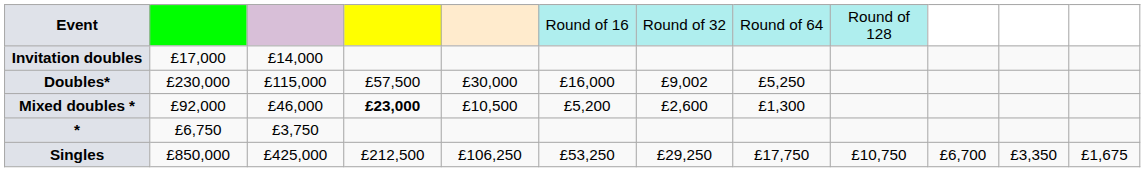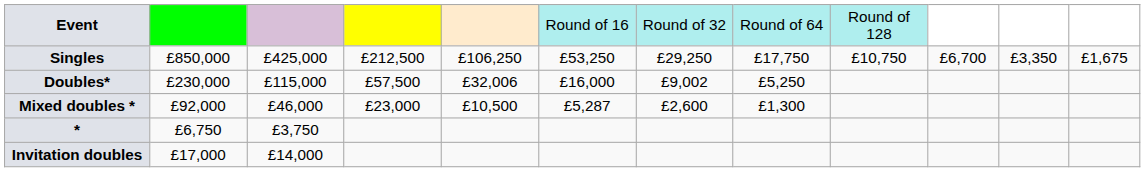rows swapped: (77, 155) <-> (77, 58)
(490, 82) £30,000 -> (490, 82) £32,006
(393, 106) bold -> (393, 106) normal
(587, 106) £5,200 -> (587, 106) £5,287
